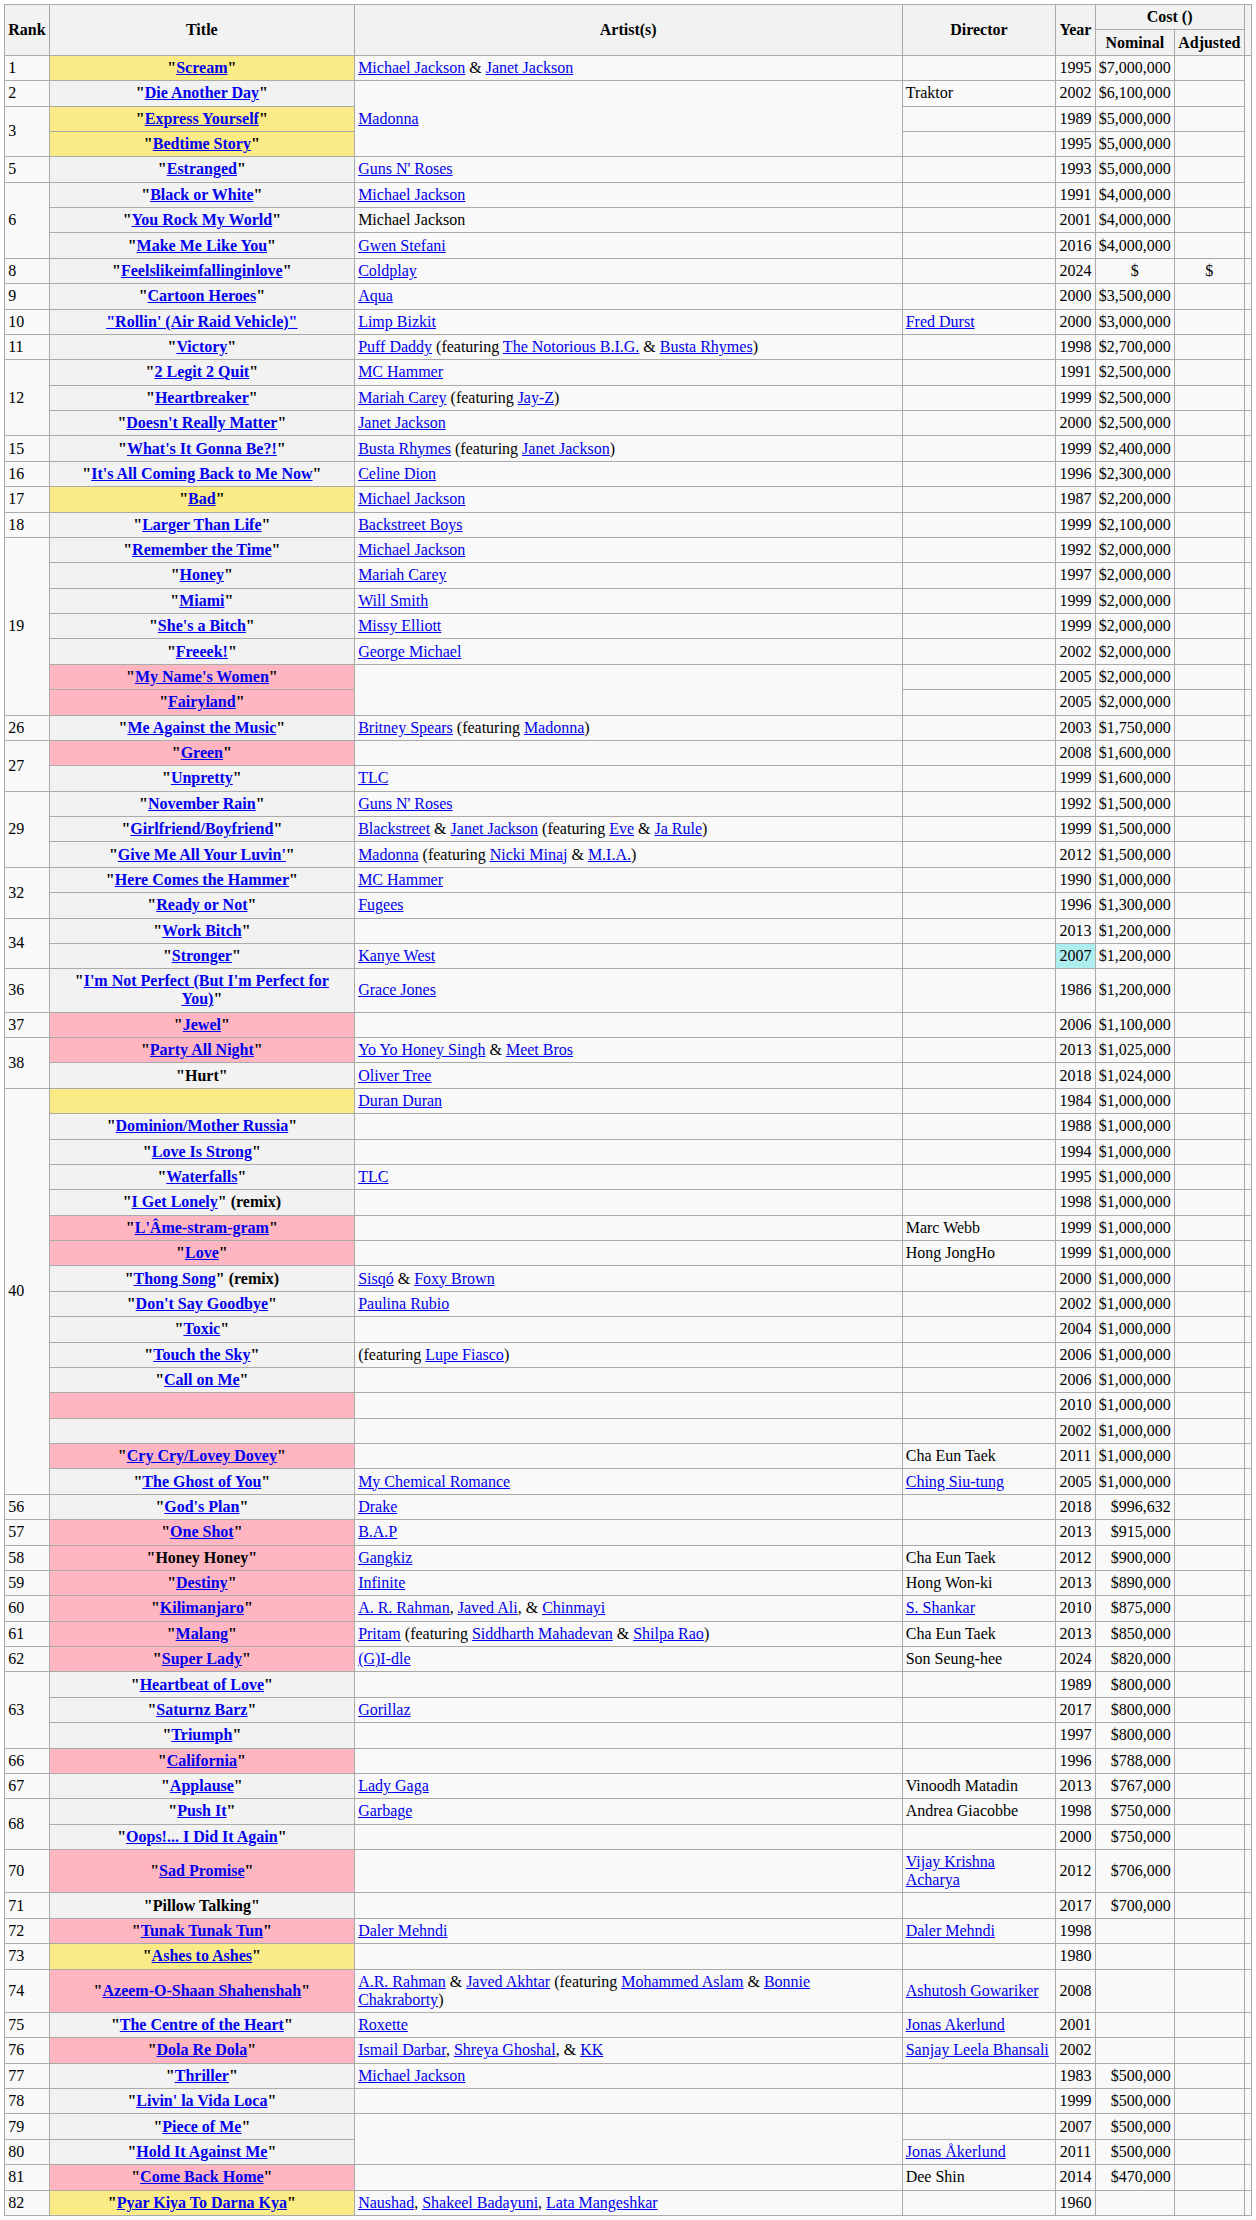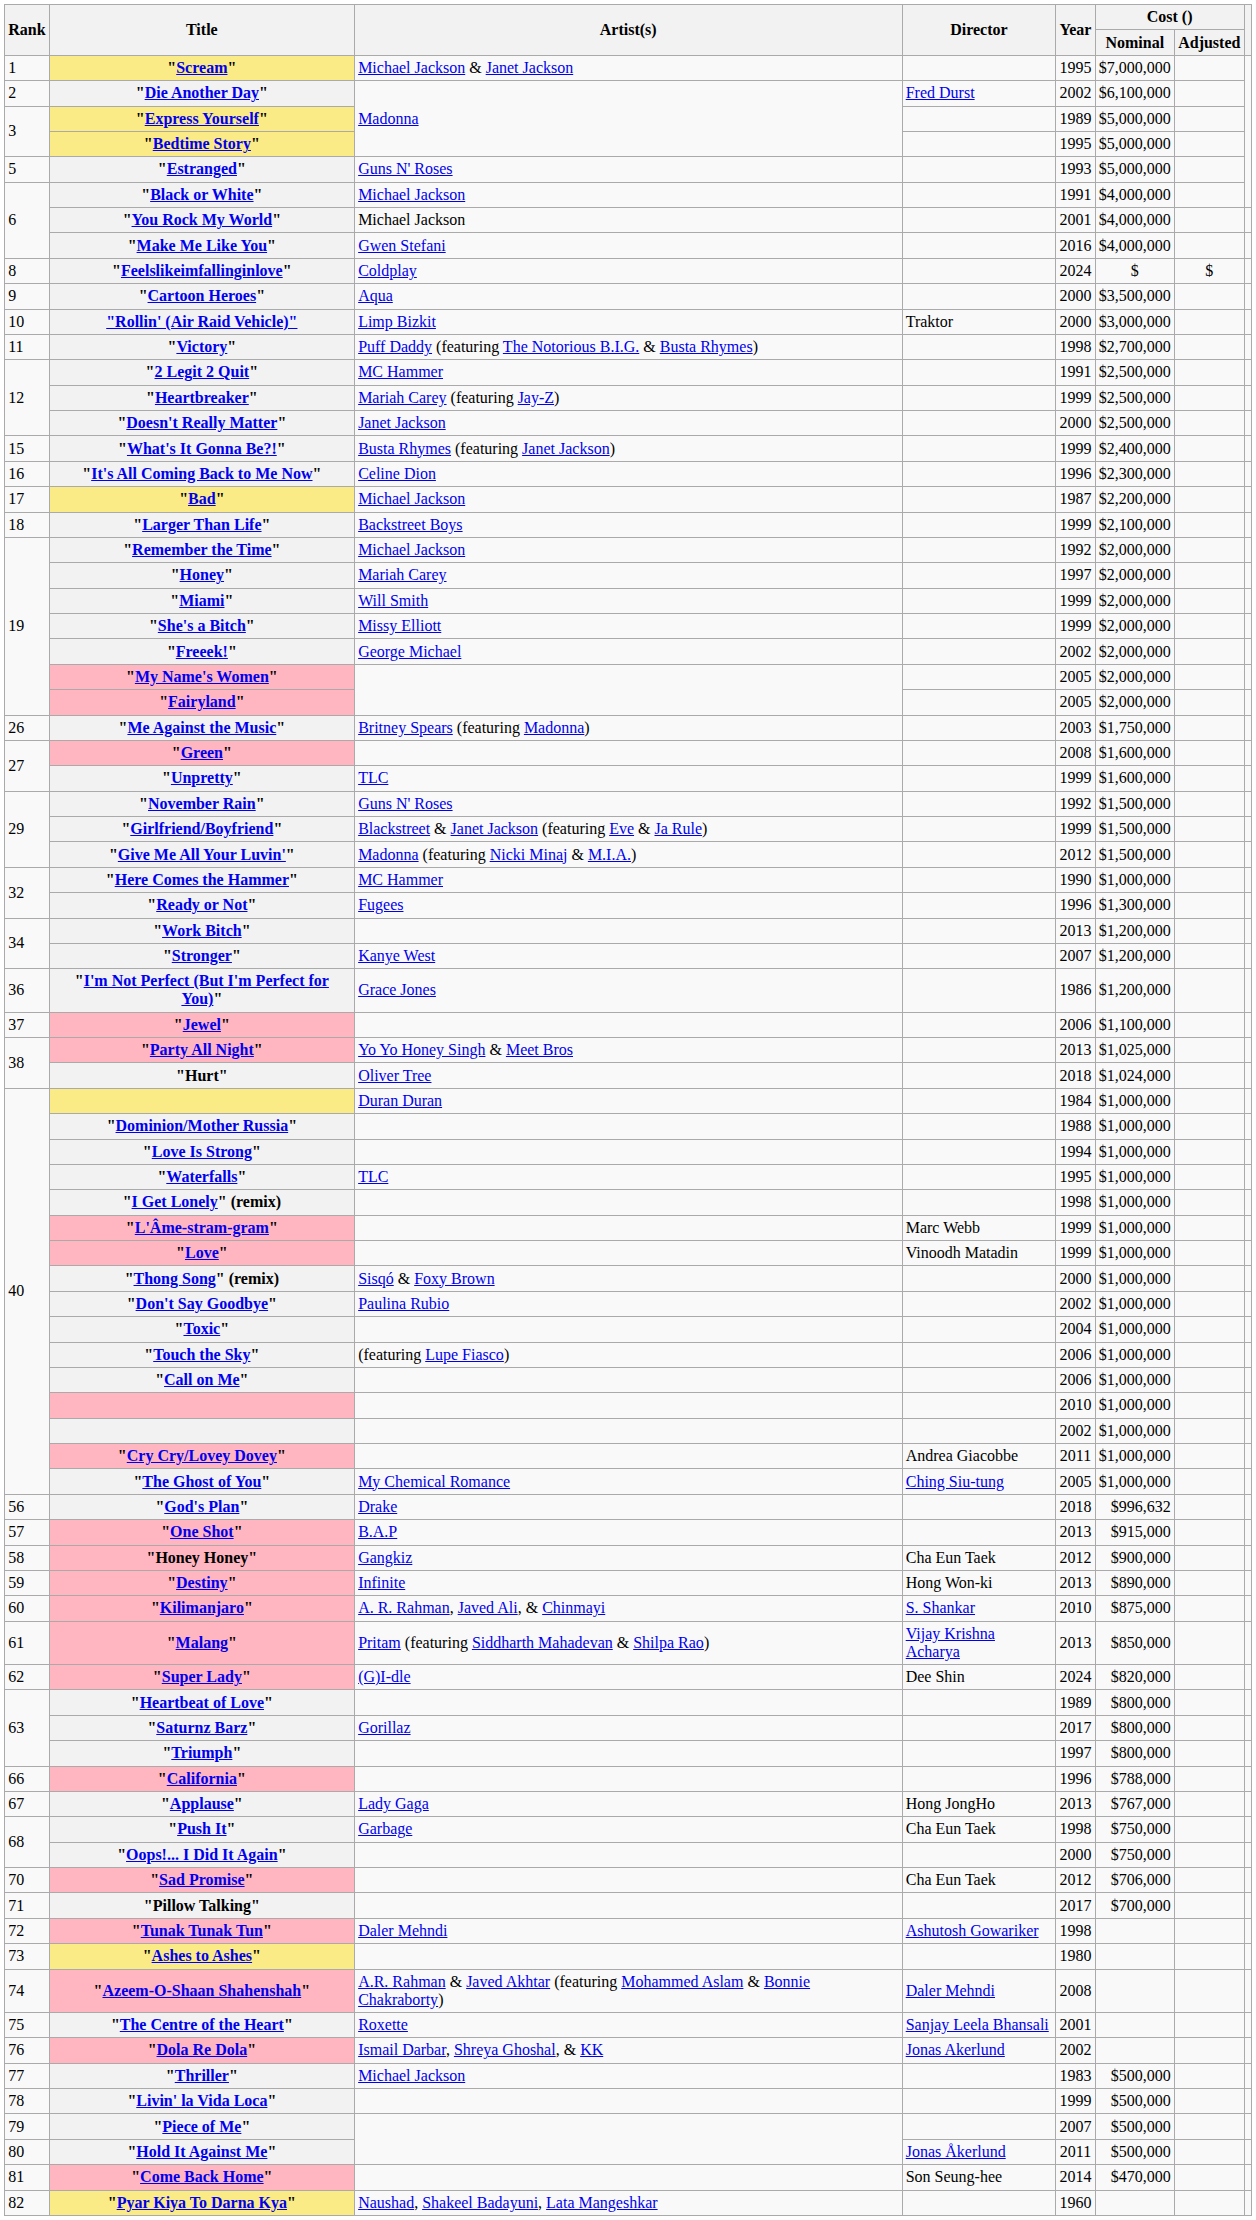(929, 93) Traktor -> (940, 93) Fred Durst
(940, 321) Fred Durst -> (929, 321) Traktor
(1075, 956) paleturquoise background -> (1075, 956) no background
(950, 1253) Hong JongHo -> (962, 1253) Vinoodh Matadin
(951, 1456) Cha Eun Taek -> (962, 1456) Andrea Giacobbe
(951, 1633) Cha Eun Taek -> (950, 1642) Vijay Krishna Acharya
(954, 1659) Son Seung-hee -> (935, 1677) Dee Shin
(962, 1786) Vinoodh Matadin -> (950, 1804) Hong JongHo
(962, 1811) Andrea Giacobbe -> (951, 1829) Cha Eun Taek
(950, 1871) Vijay Krishna Acharya -> (951, 1880) Cha Eun Taek
(950, 1930) Daler Mehndi -> (972, 1930) Ashutosh Gowariker
(972, 1990) Ashutosh Gowariker -> (950, 1990) Daler Mehndi
(955, 2025) Jonas Akerlund -> (977, 2025) Sanjay Leela Bhansali
(977, 2050) Sanjay Leela Bhansali -> (955, 2050) Jonas Akerlund
(935, 2177) Dee Shin -> (954, 2177) Son Seung-hee
